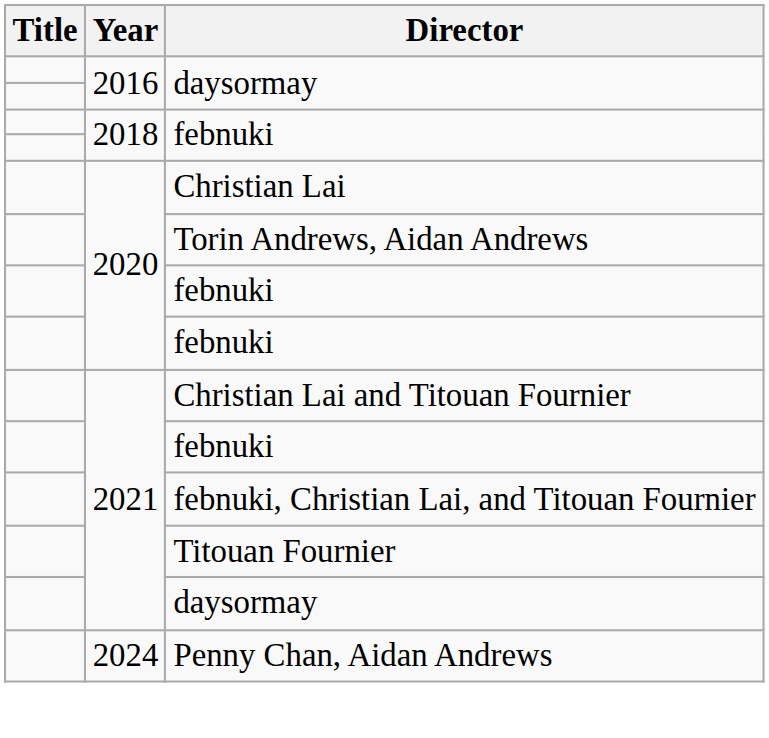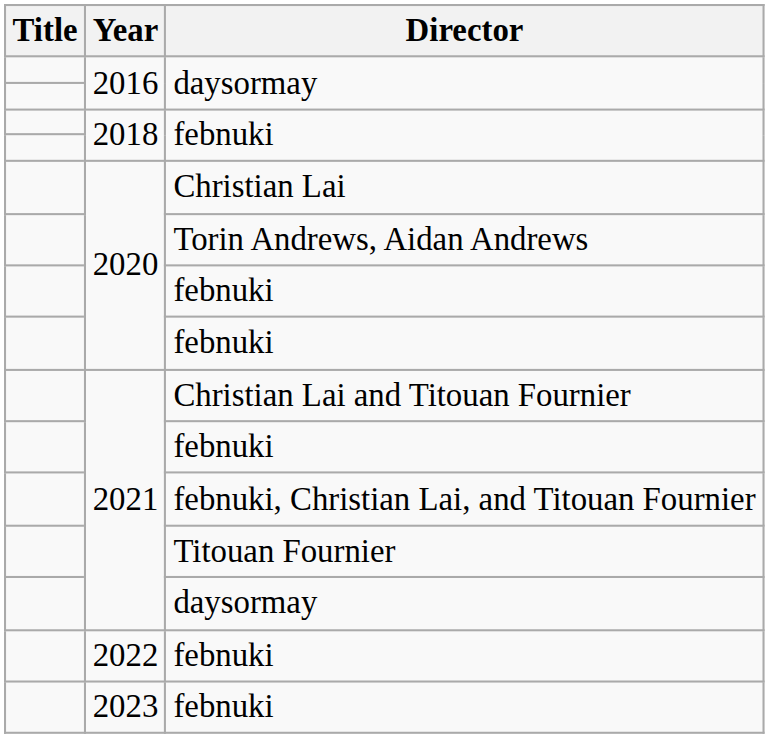+ row: (125, 654)
+ row: (125, 706)
- row: (125, 654)
